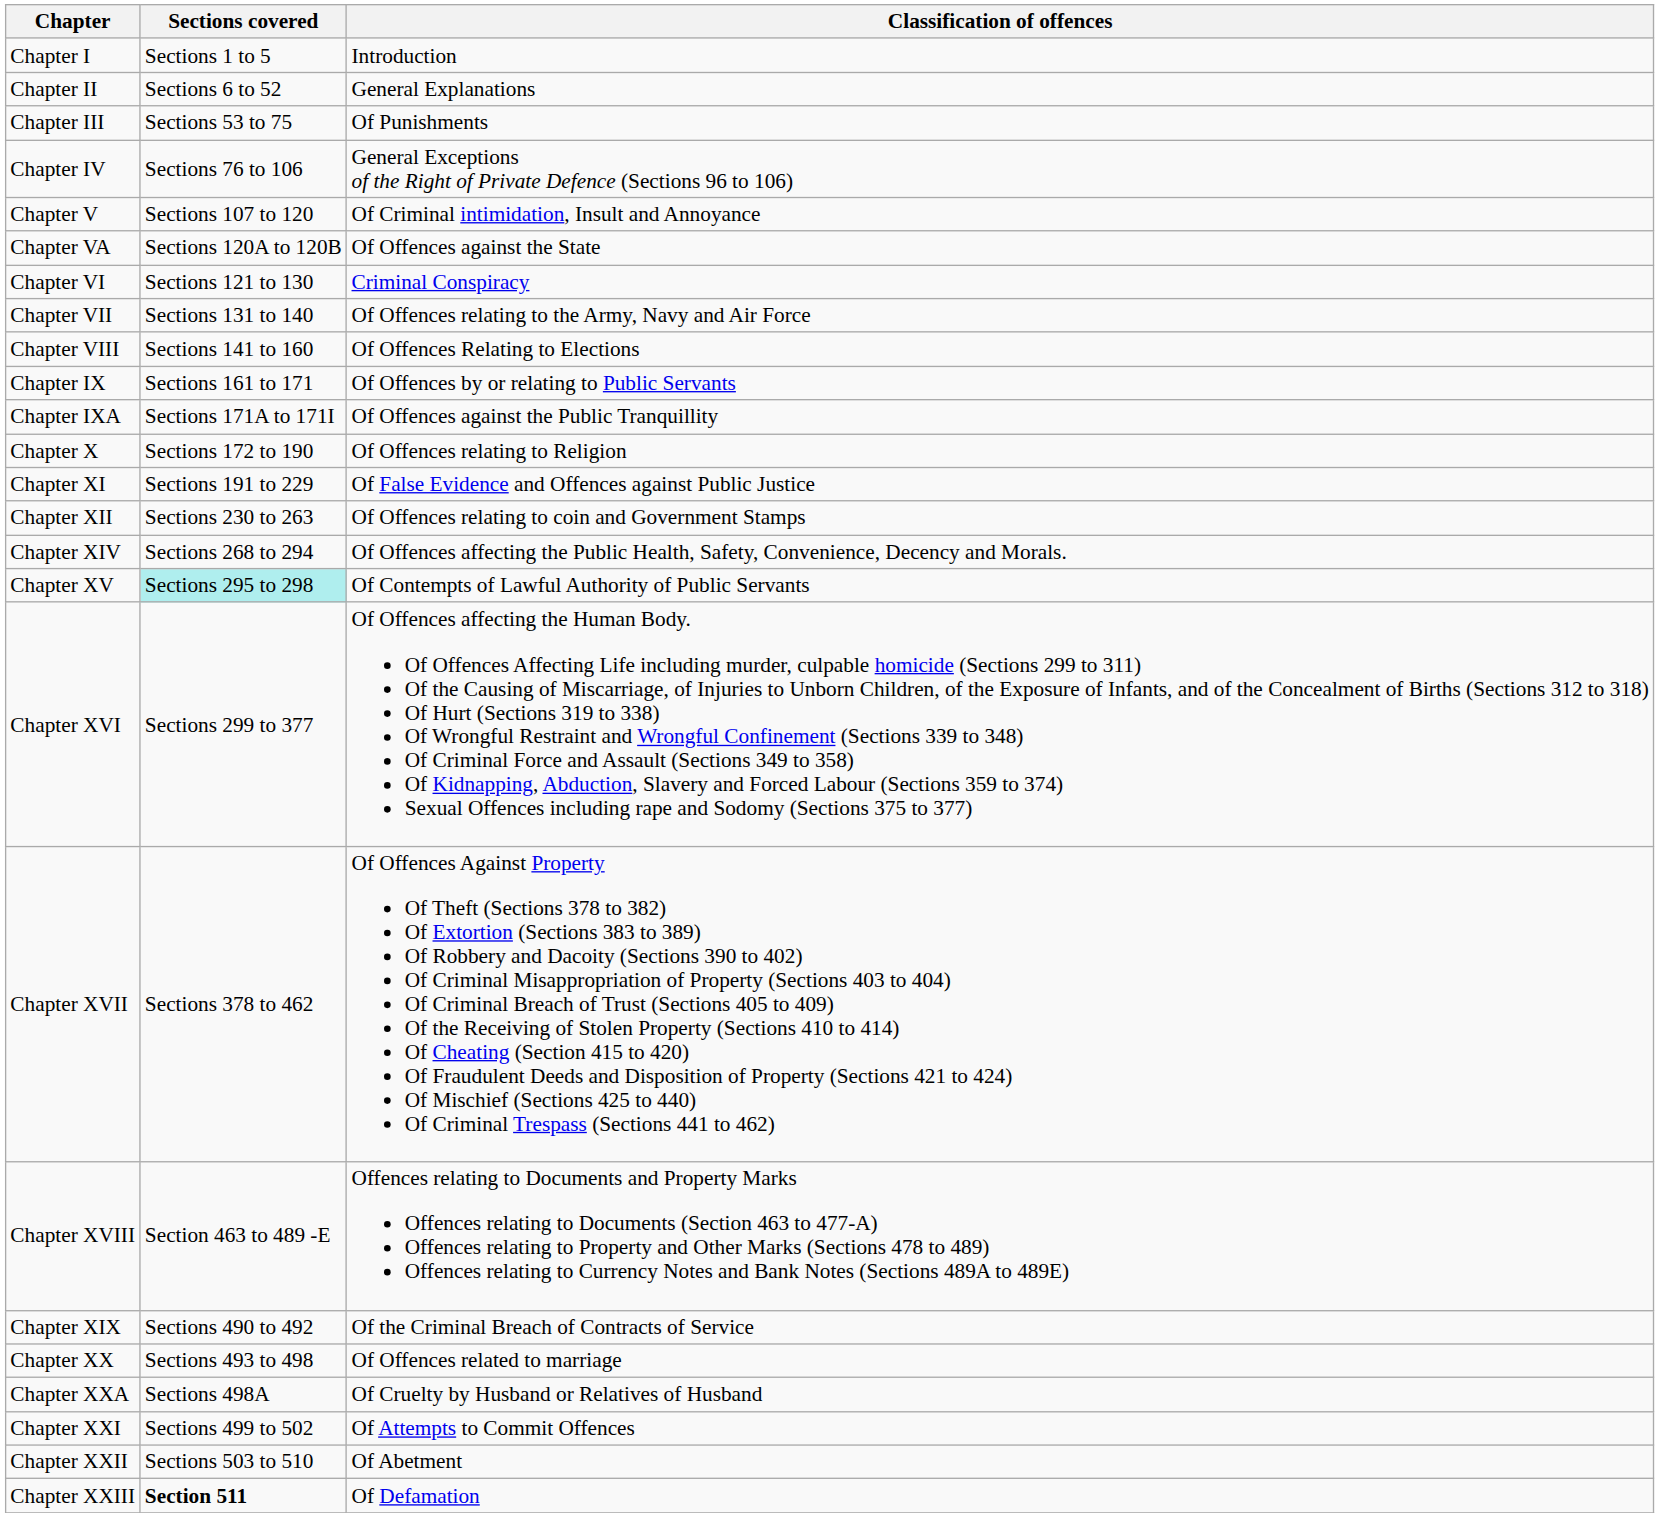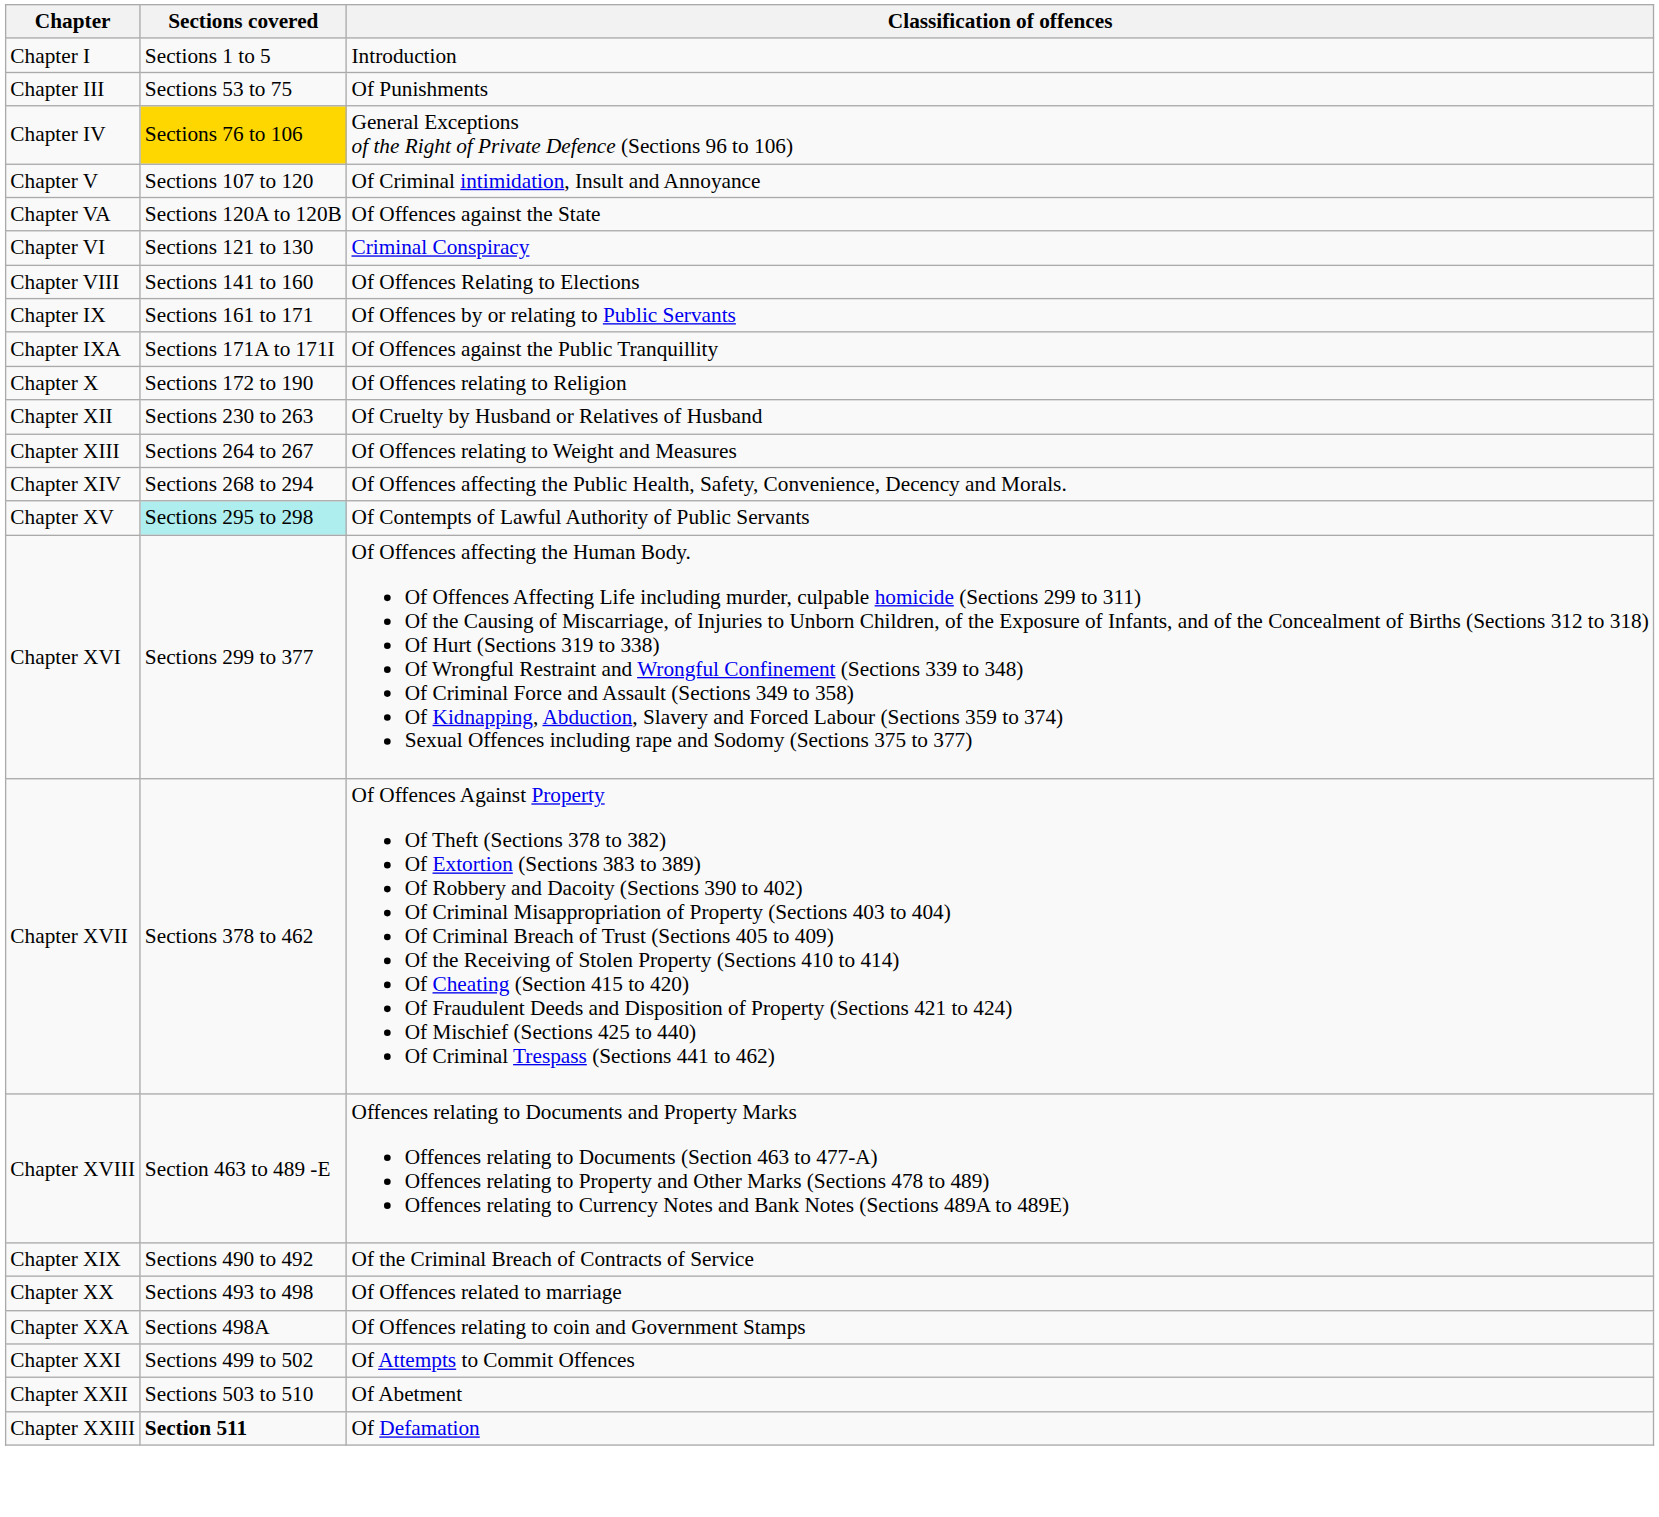- row: (54, 88)
(224, 168) no background -> (224, 134) gold background
- row: (61, 315)
- row: (58, 484)
(579, 517) Of Offences relating to coin and Government Stamps -> (557, 416) Of Cruelty by Husband or Relatives of Husband
+ row: (65, 450)
(557, 1394) Of Cruelty by Husband or Relatives of Husband -> (579, 1326) Of Offences relating to coin and Government Stamps
